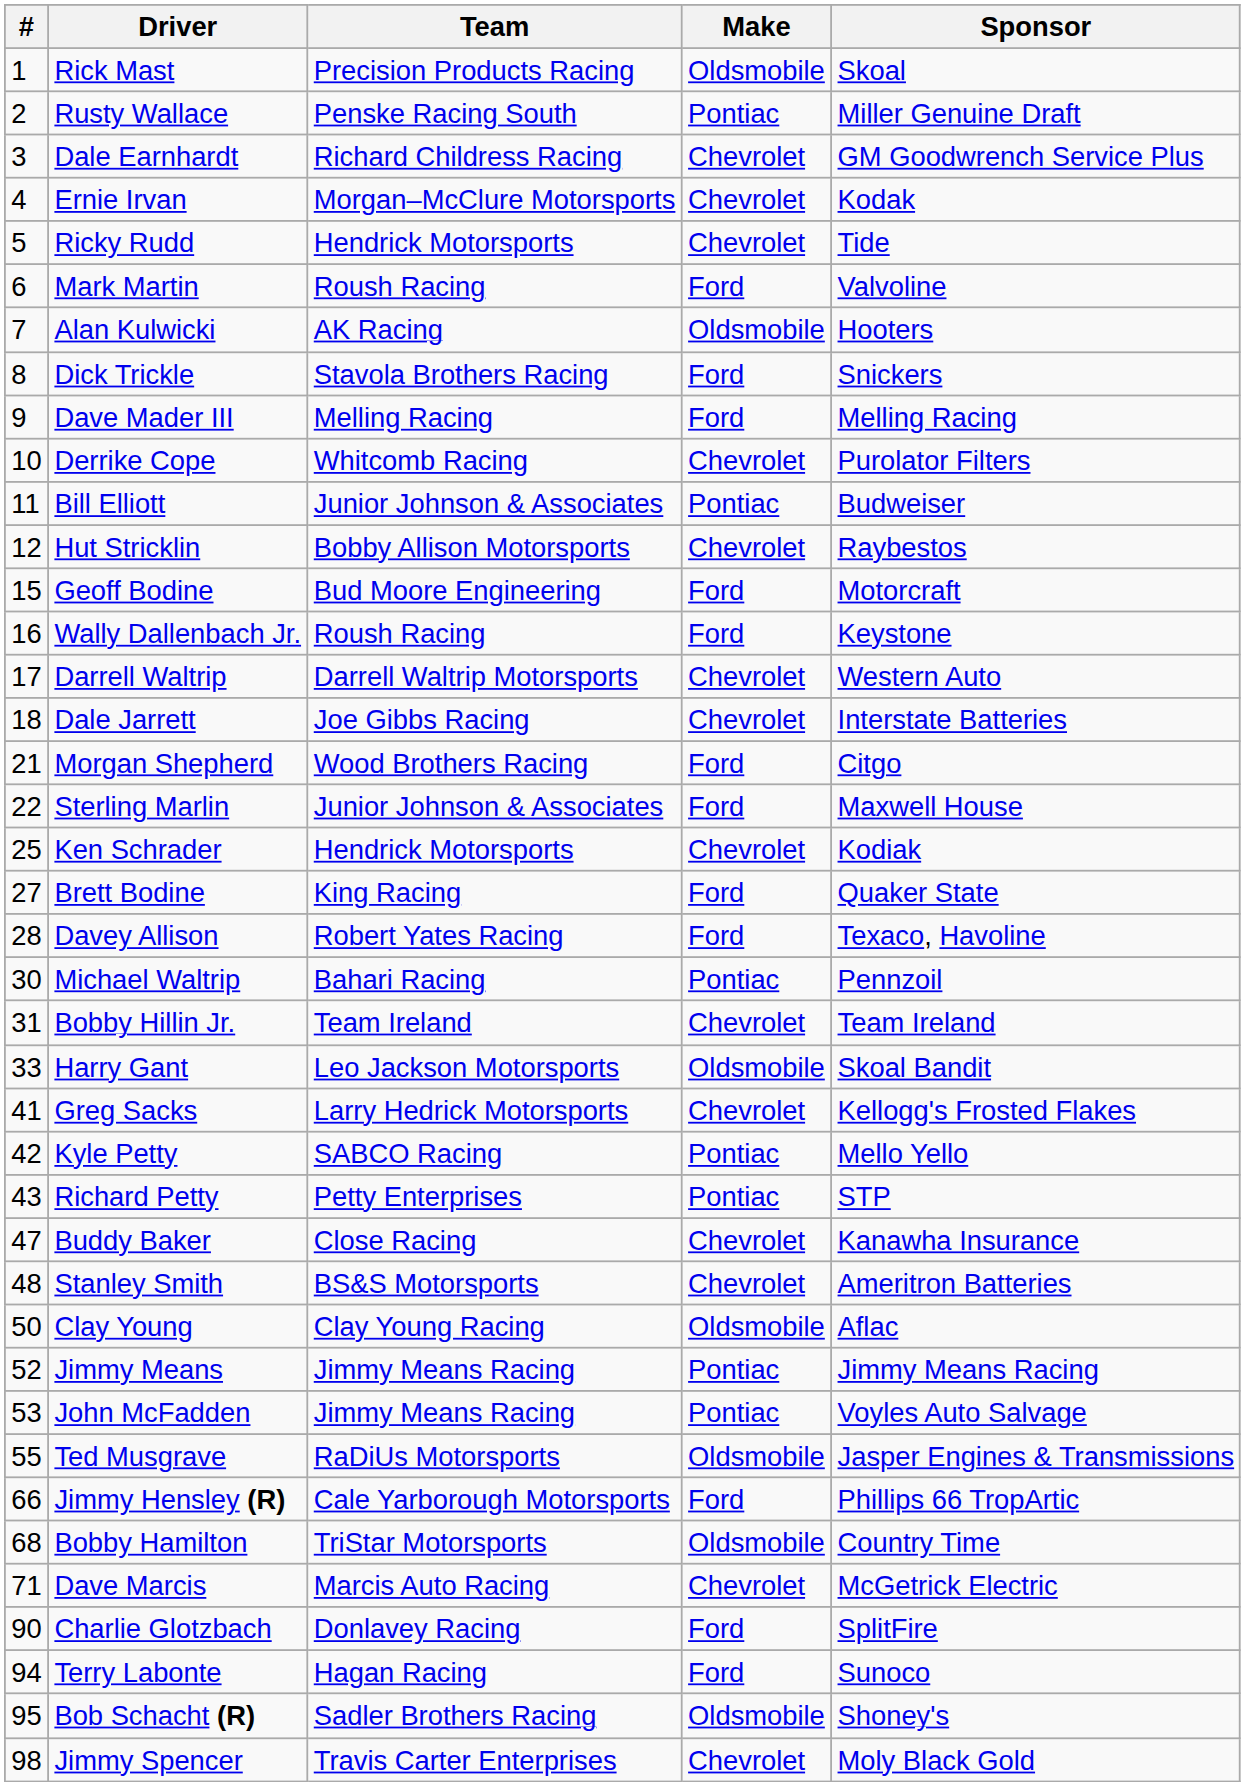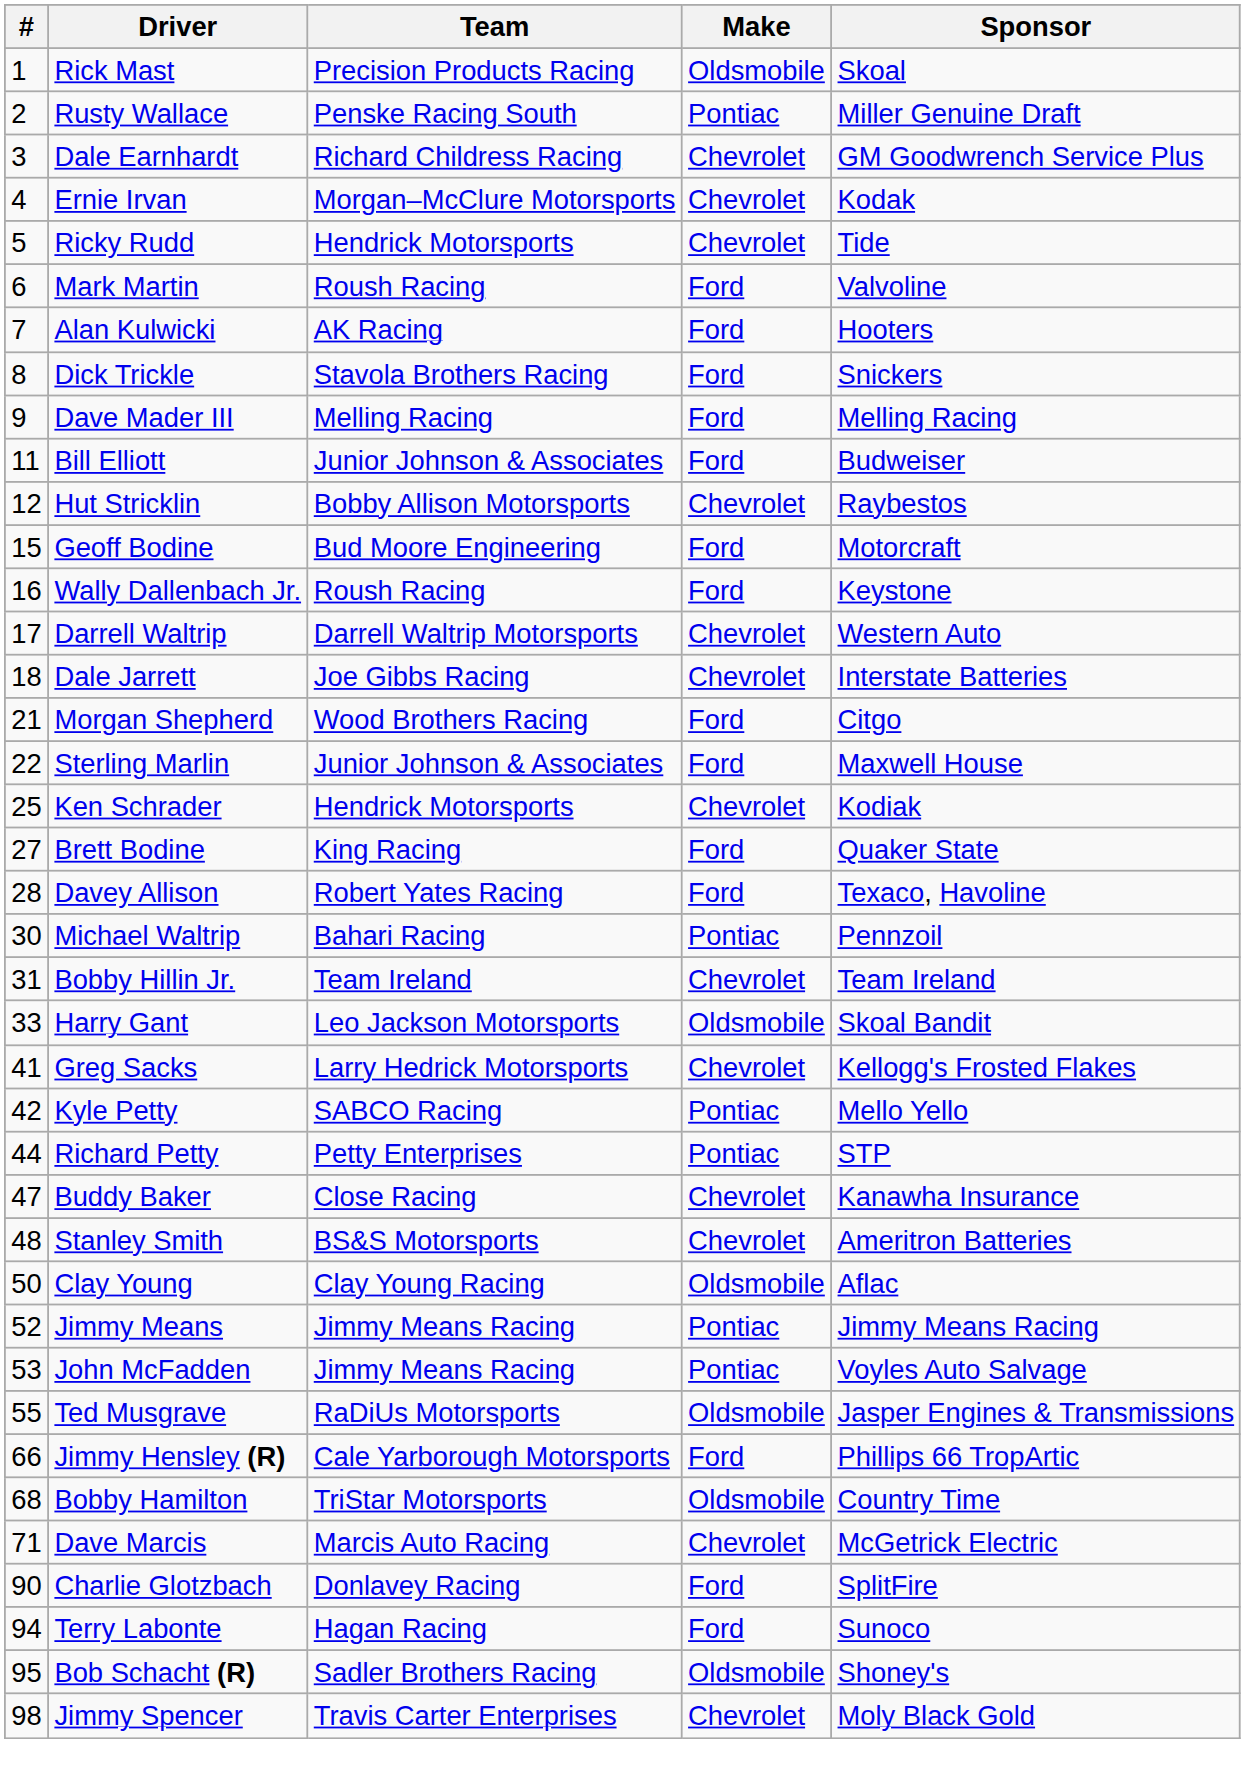(756, 330) Oldsmobile -> (716, 330) Ford
- row: (135, 460)
(734, 503) Pontiac -> (716, 460) Ford
(26, 1196) 43 -> (26, 1153) 44
